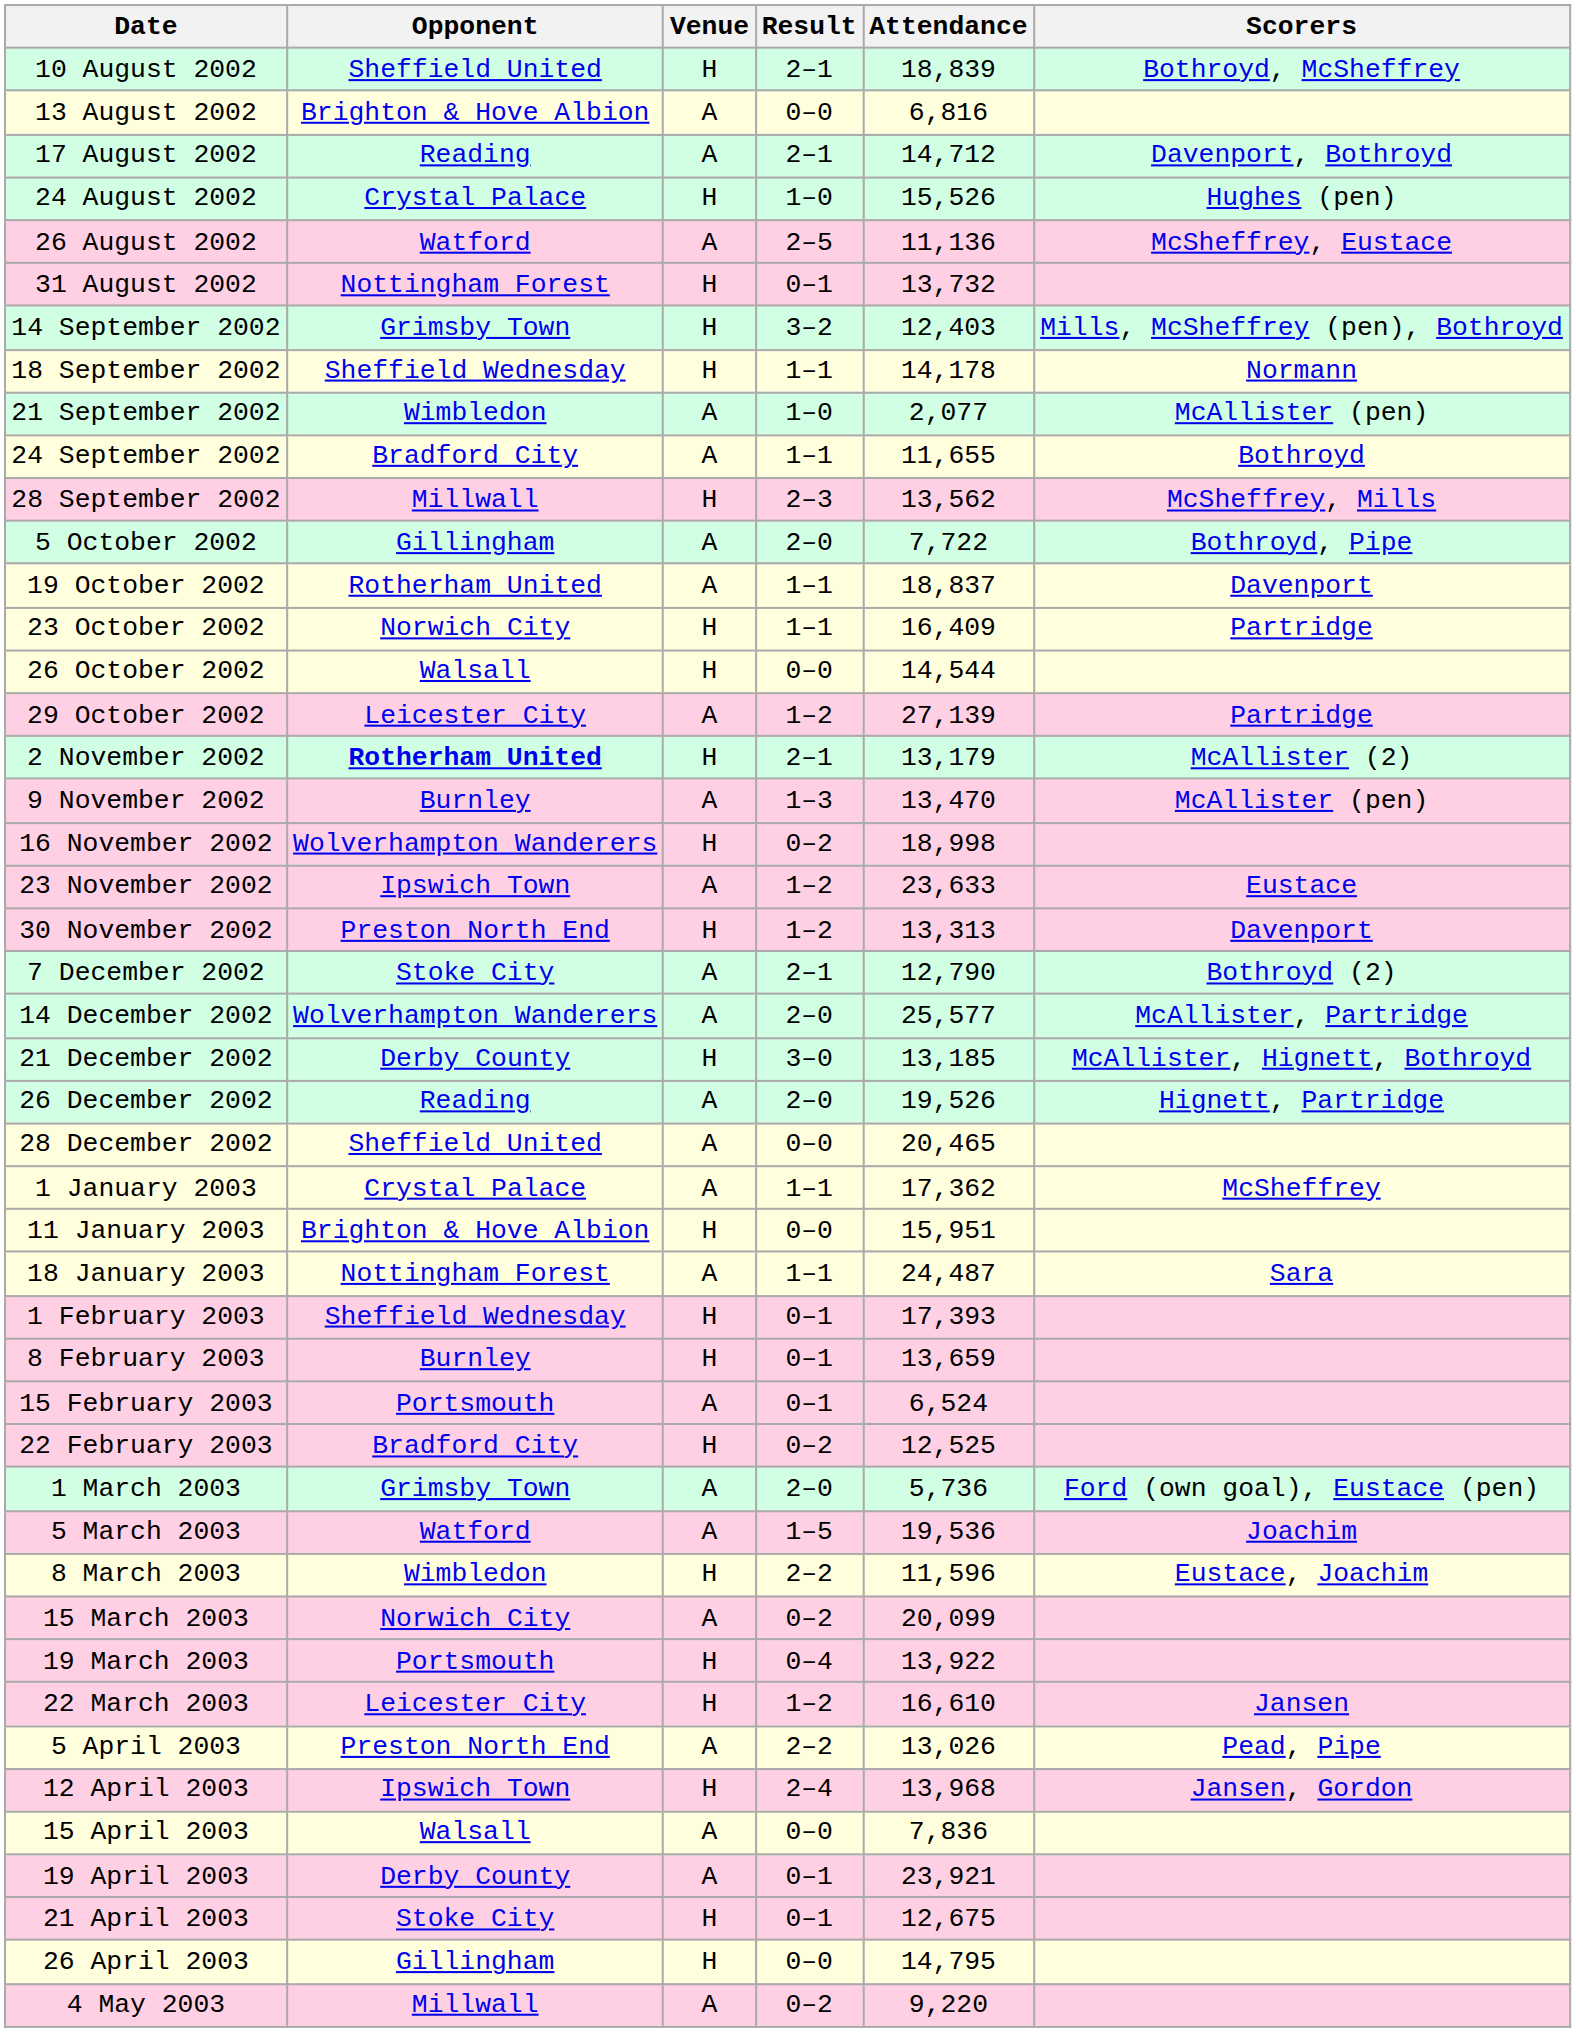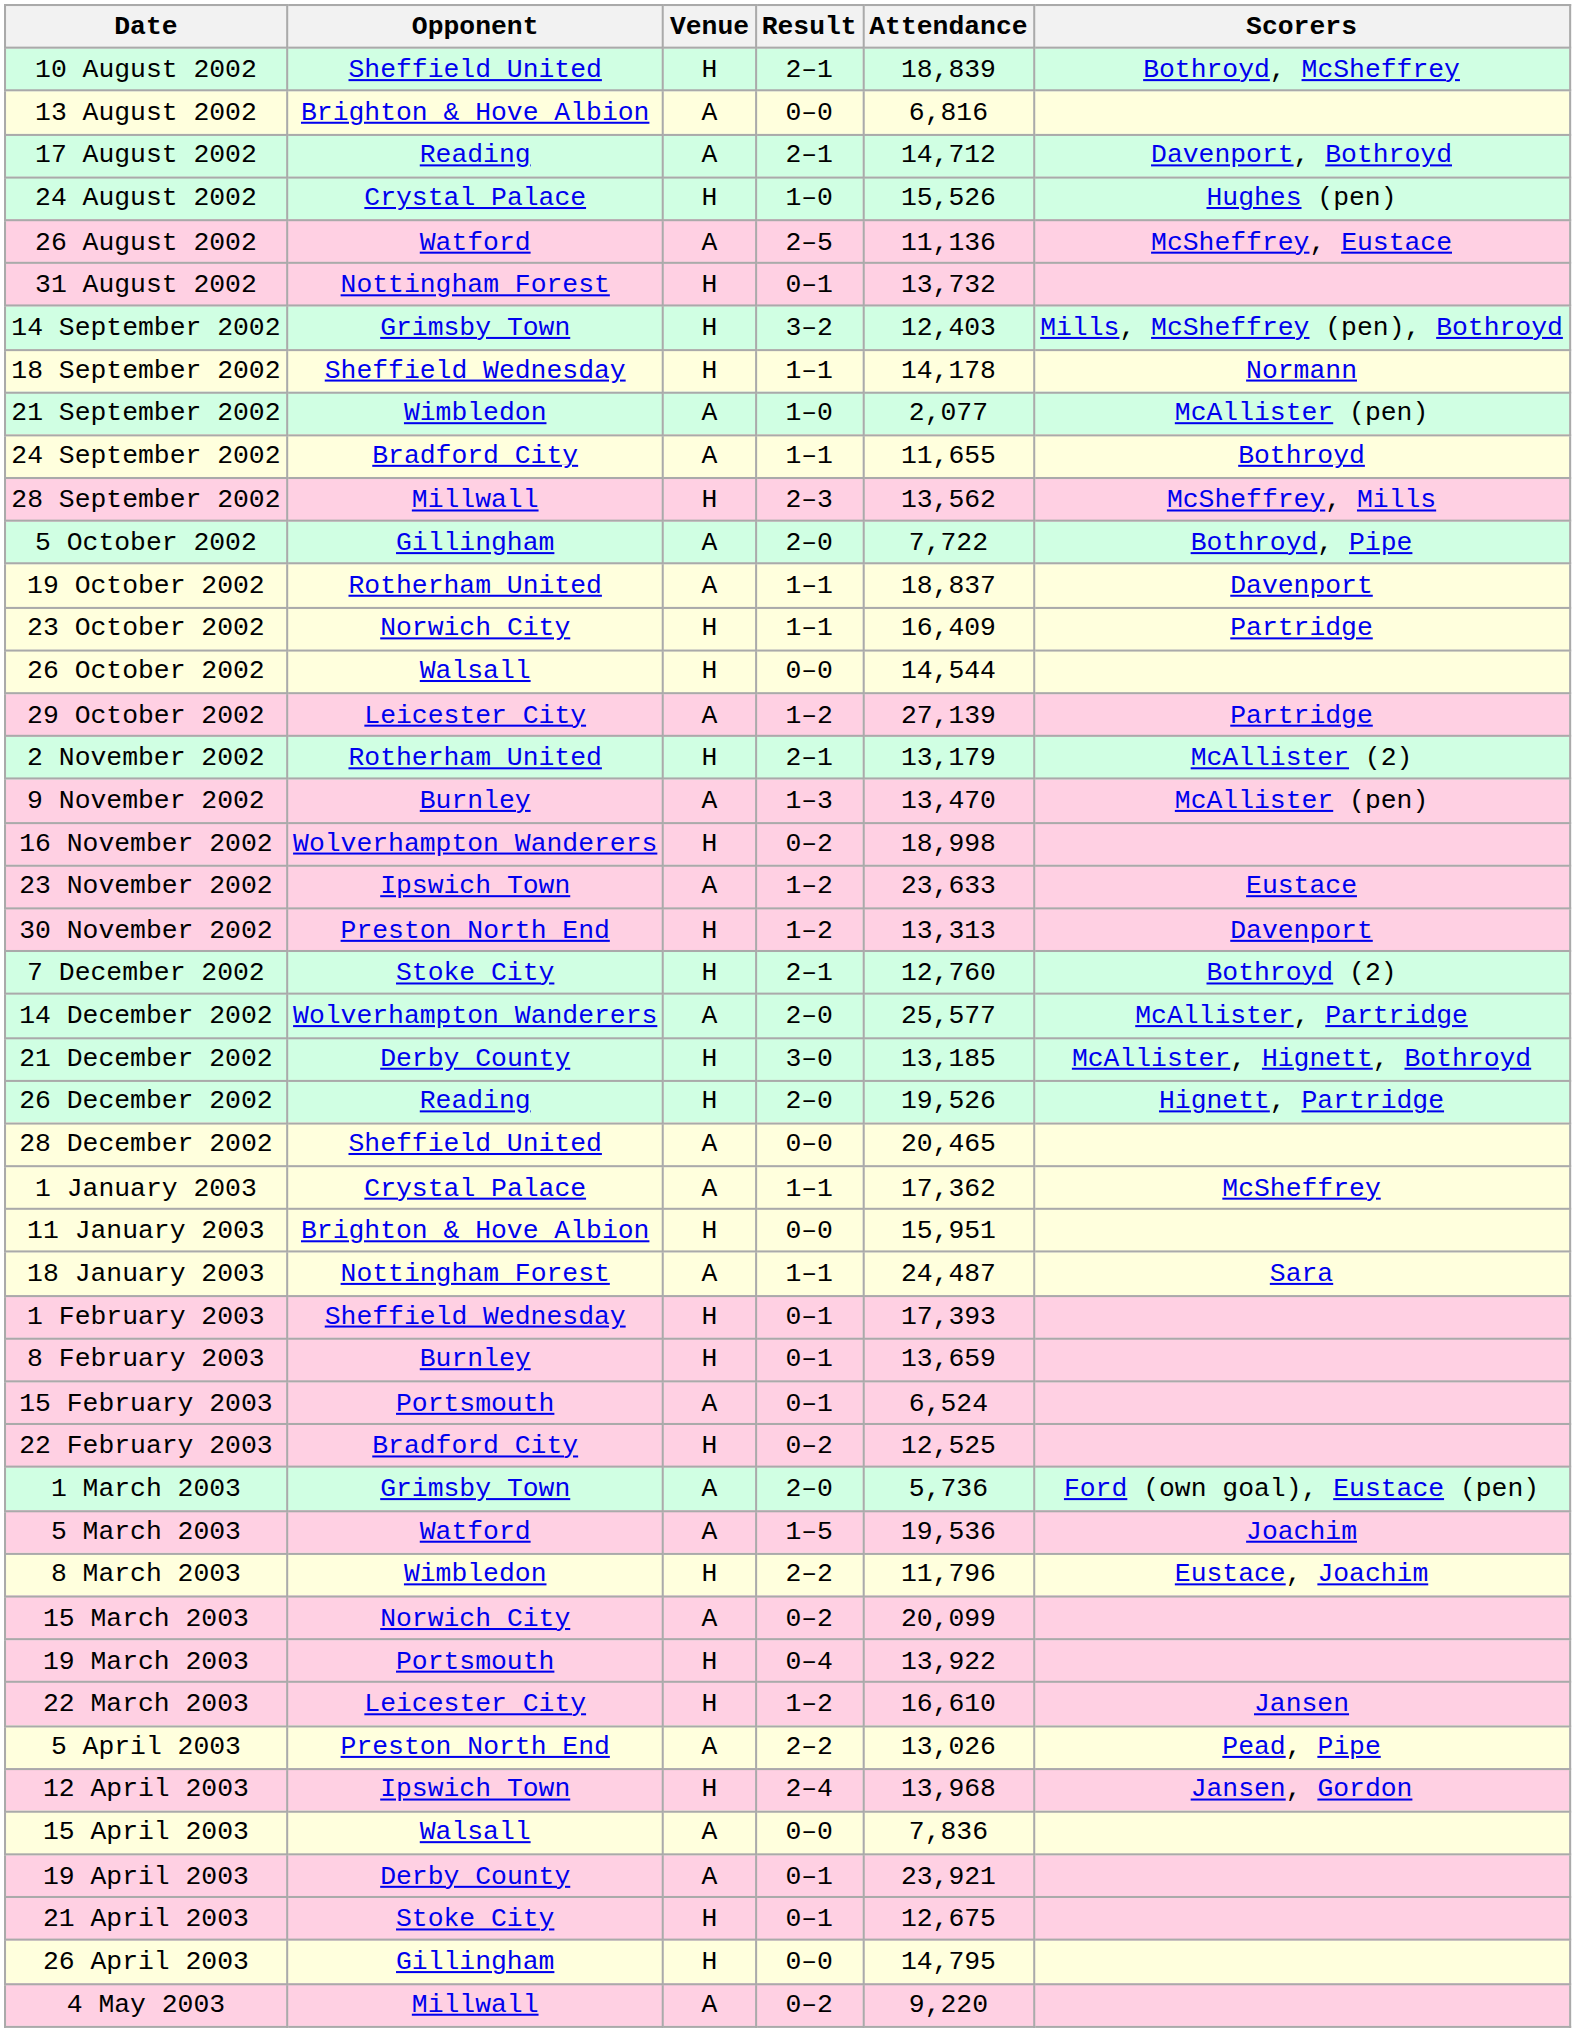(475, 758) bold -> (475, 758) normal
(709, 973) A -> (709, 973) H
(948, 973) 12,790 -> (948, 973) 12,760
(709, 1102) A -> (709, 1102) H
(948, 1575) 11,596 -> (948, 1575) 11,796
